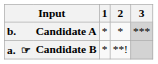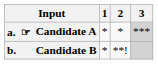(12, 31) b. -> (19, 32) a. ☞
(19, 50) a. ☞ -> (12, 50) b.
